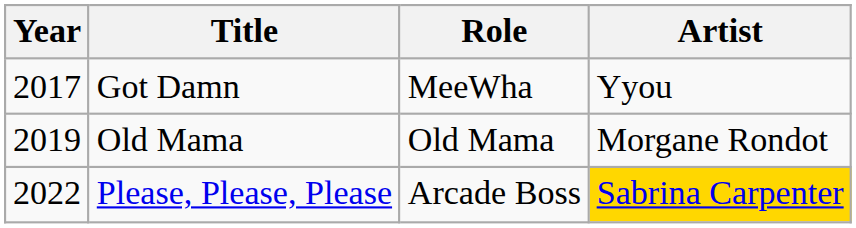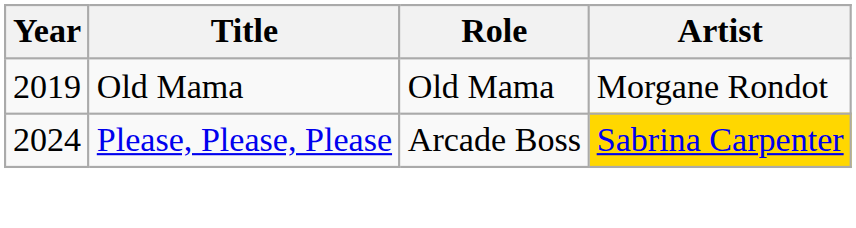- row: (168, 85)
(47, 193) 2022 -> (47, 139) 2024
